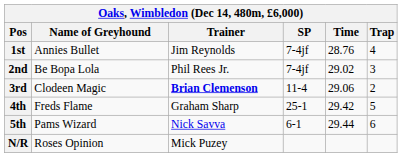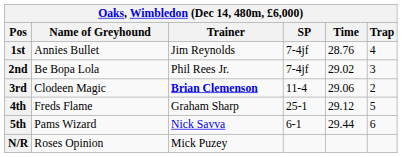(341, 106) 29.42 -> (341, 106) 29.12
